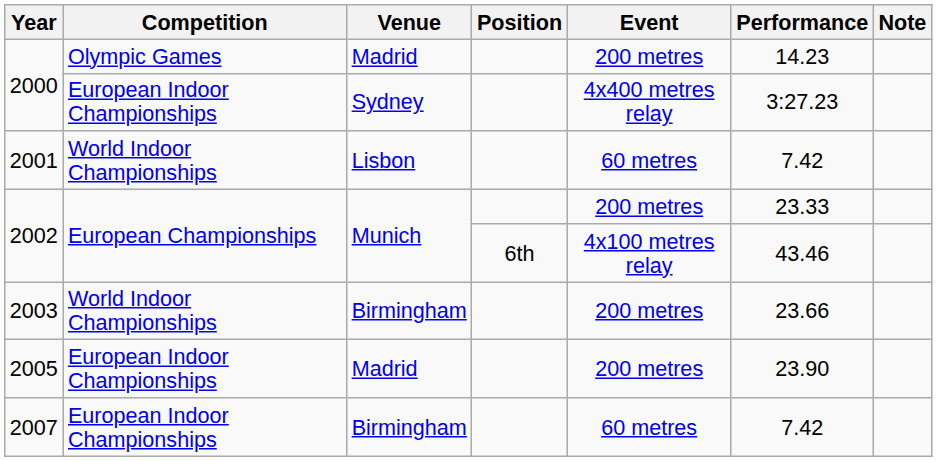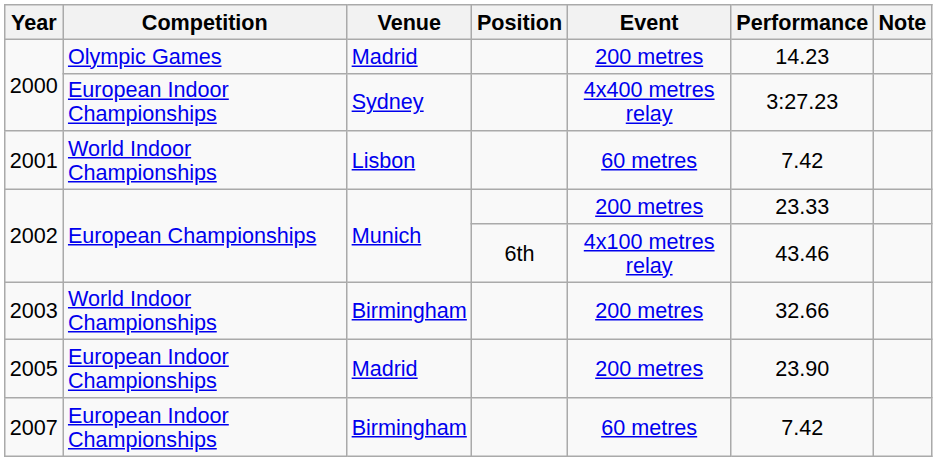(802, 311) 23.66 -> (802, 311) 32.66
